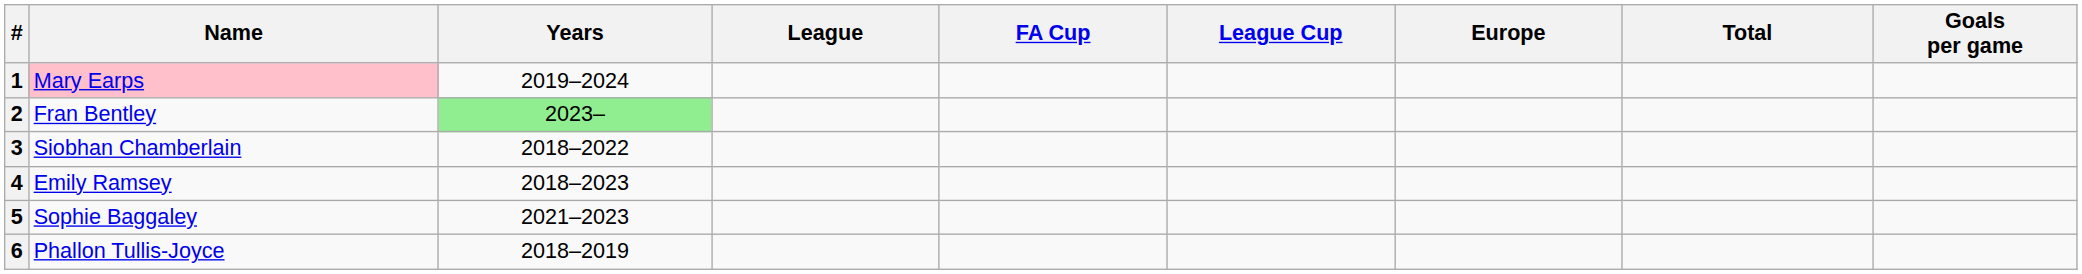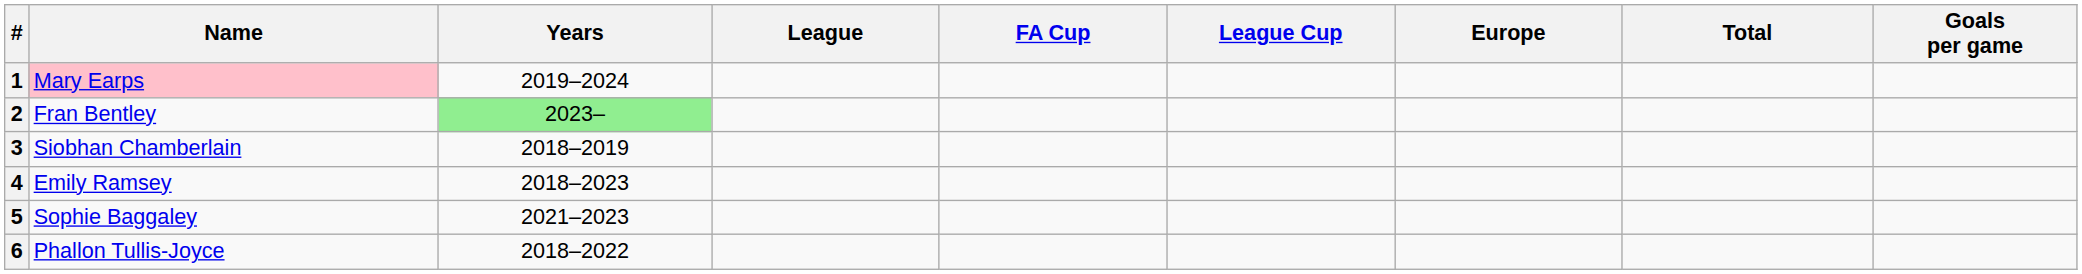(575, 148) 2018–2022 -> (575, 148) 2018–2019
(575, 251) 2018–2019 -> (575, 251) 2018–2022
